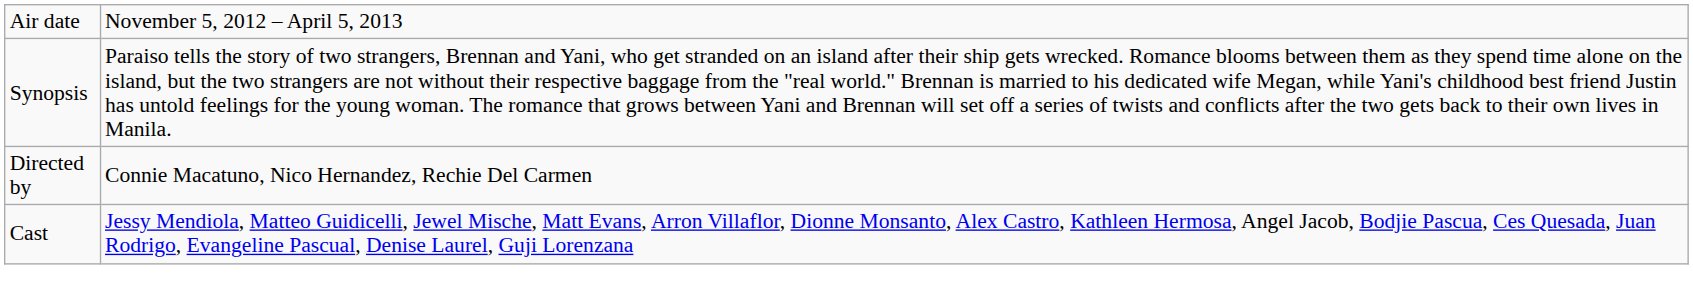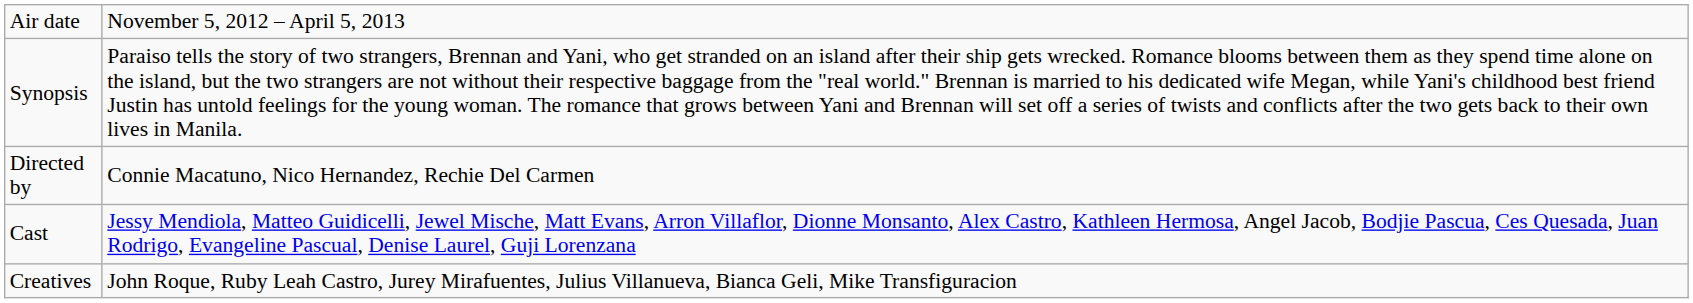+ row: (50, 280)
